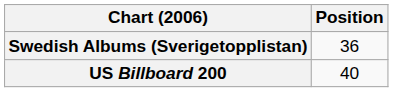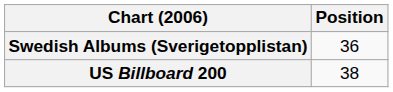(349, 73) 40 -> (349, 73) 38
